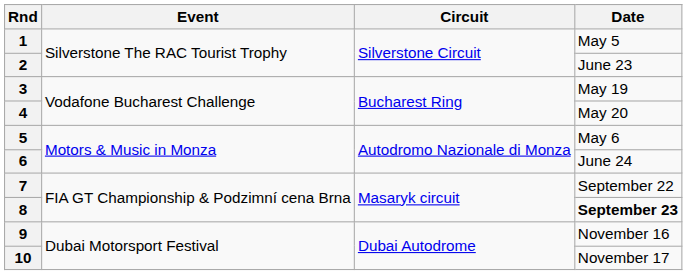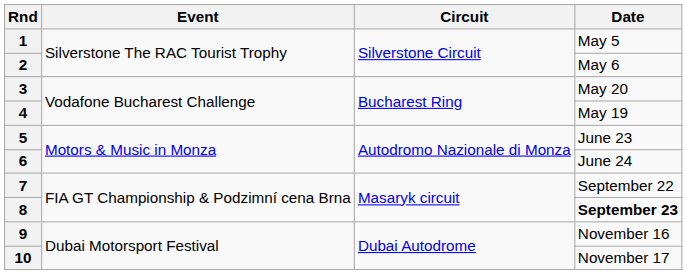(605, 65) June 23 -> (599, 65) May 6
(603, 89) May 19 -> (603, 89) May 20
(603, 113) May 20 -> (603, 113) May 19
(599, 138) May 6 -> (605, 138) June 23
